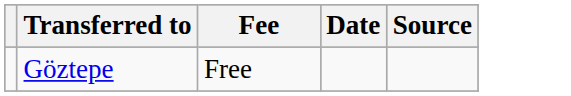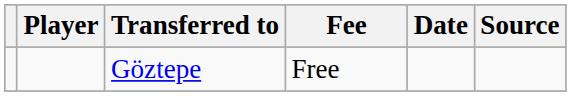+ column: (61, 25)
